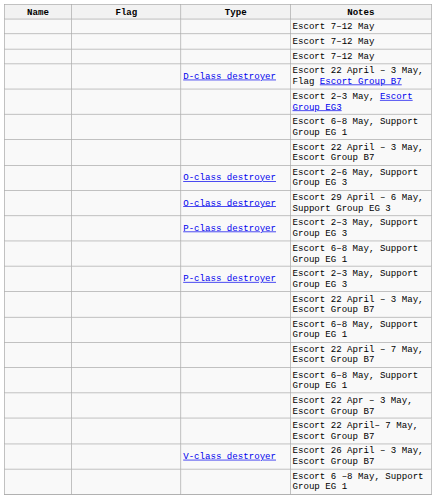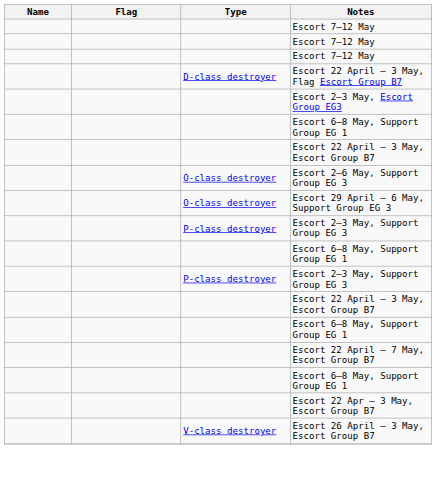- row: (236, 431)
- row: (236, 482)
